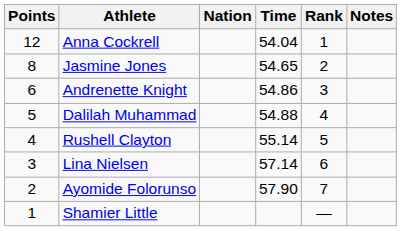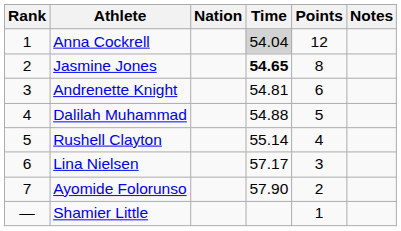columns swapped: (324, 16) <-> (32, 16)
(278, 41) no background -> (269, 41) lightgrey background
(278, 66) normal -> (269, 66) bold
(278, 90) 54.86 -> (269, 90) 54.81
(278, 164) 57.14 -> (269, 164) 57.17
